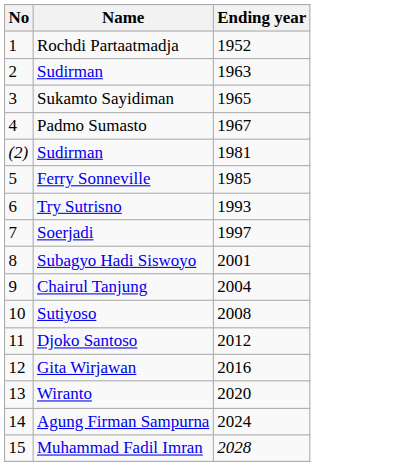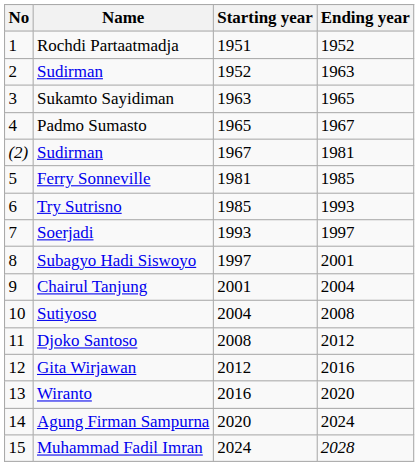+ column: (265, 17)
